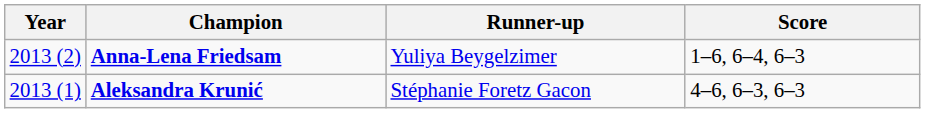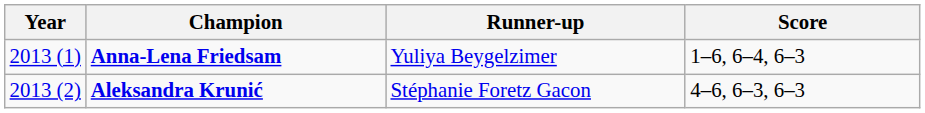(45, 56) 2013 (2) -> (45, 56) 2013 (1)
(45, 90) 2013 (1) -> (45, 90) 2013 (2)
